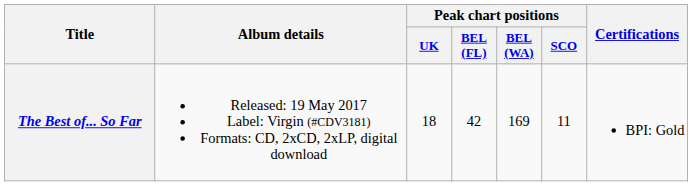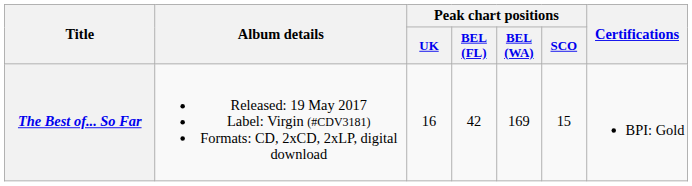(429, 122) 18 -> (429, 122) 16
(564, 122) 11 -> (564, 122) 15
